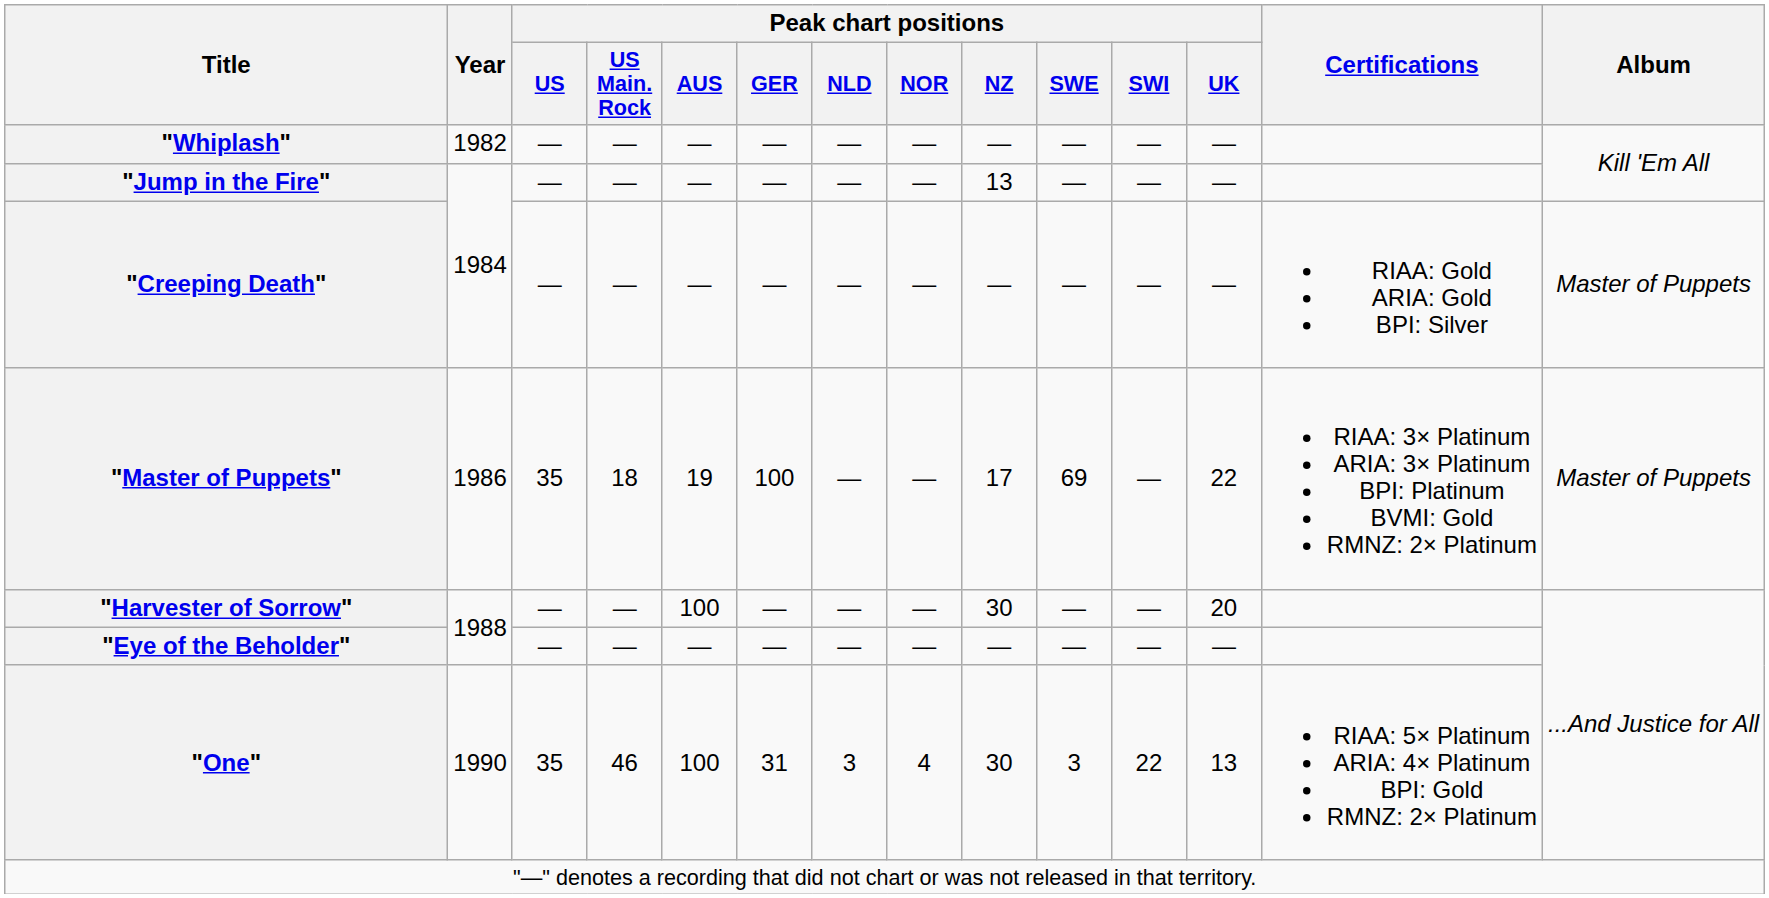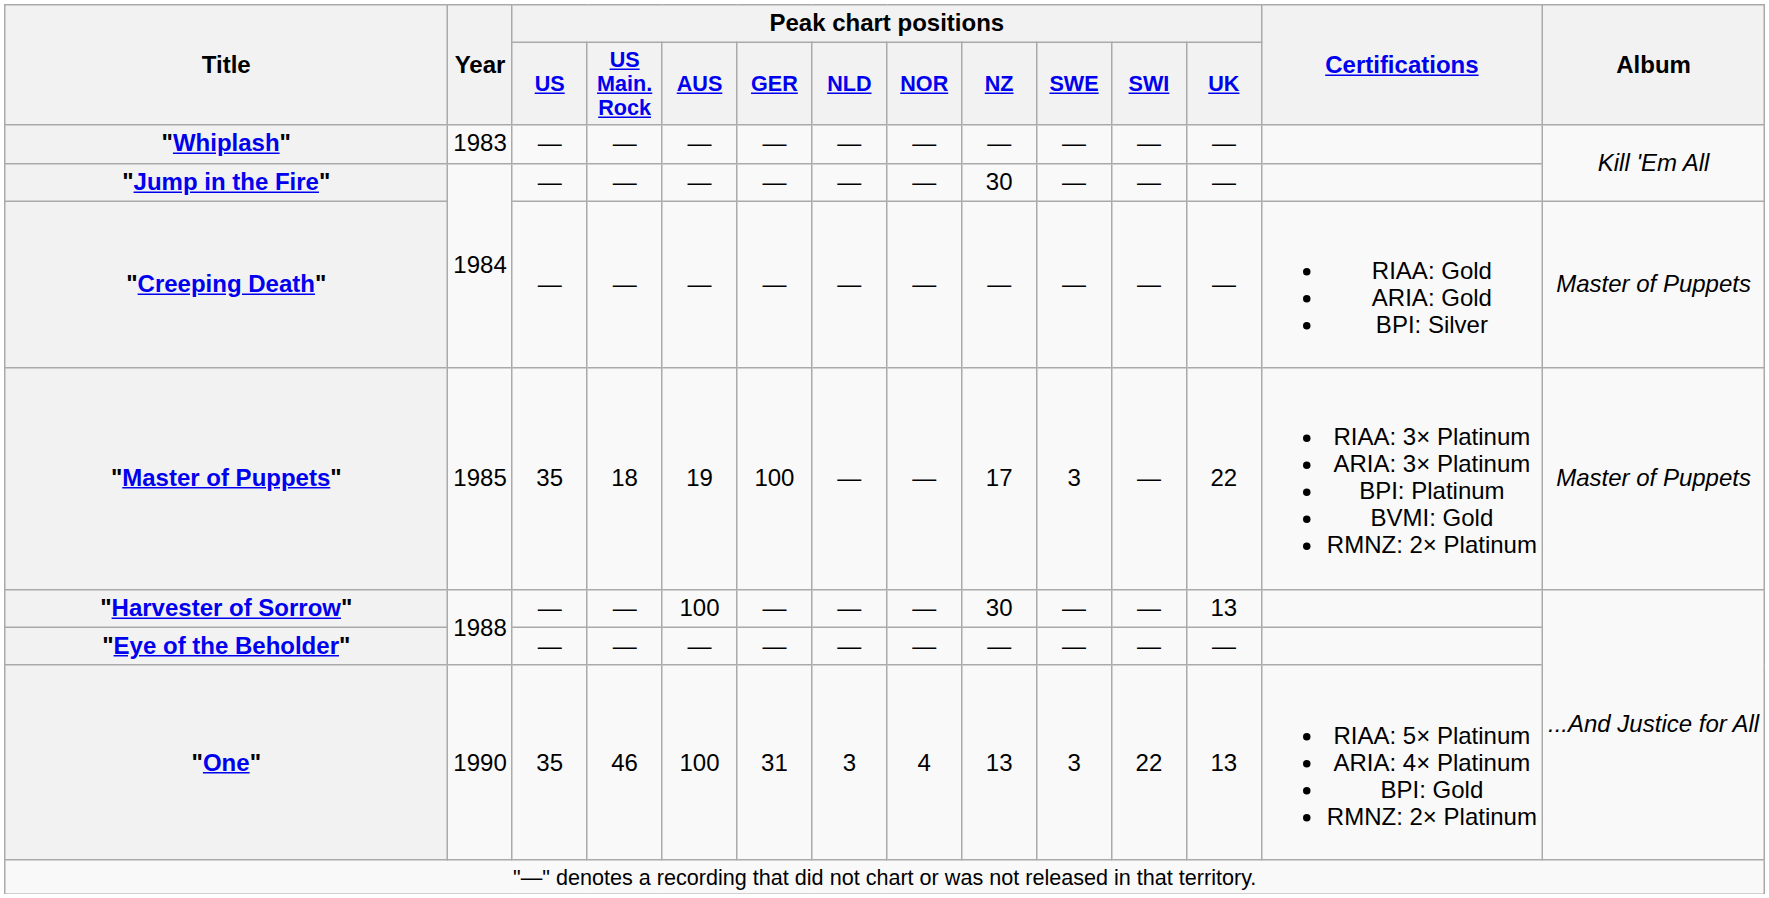(480, 143) 1982 -> (480, 143) 1983
(999, 181) 13 -> (999, 181) 30
(480, 478) 1986 -> (480, 478) 1985
(1074, 478) 69 -> (1074, 478) 3
(1224, 607) 20 -> (1224, 607) 13
(999, 762) 30 -> (999, 762) 13
